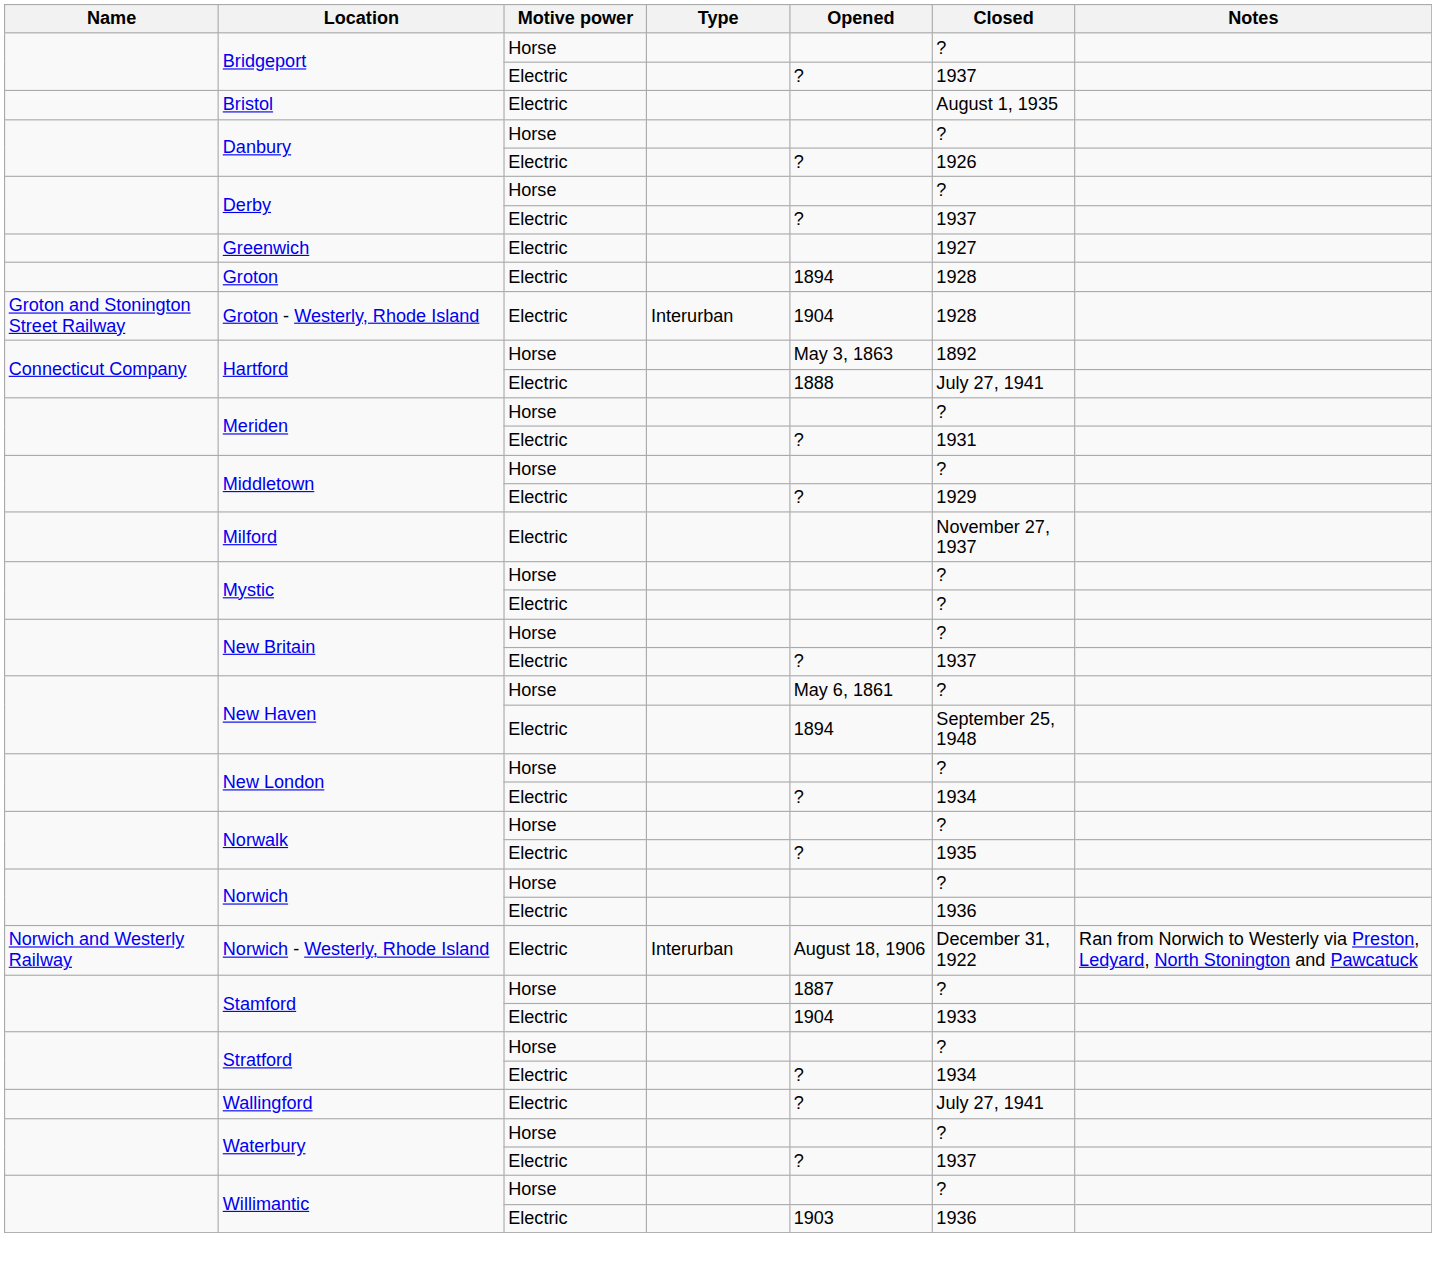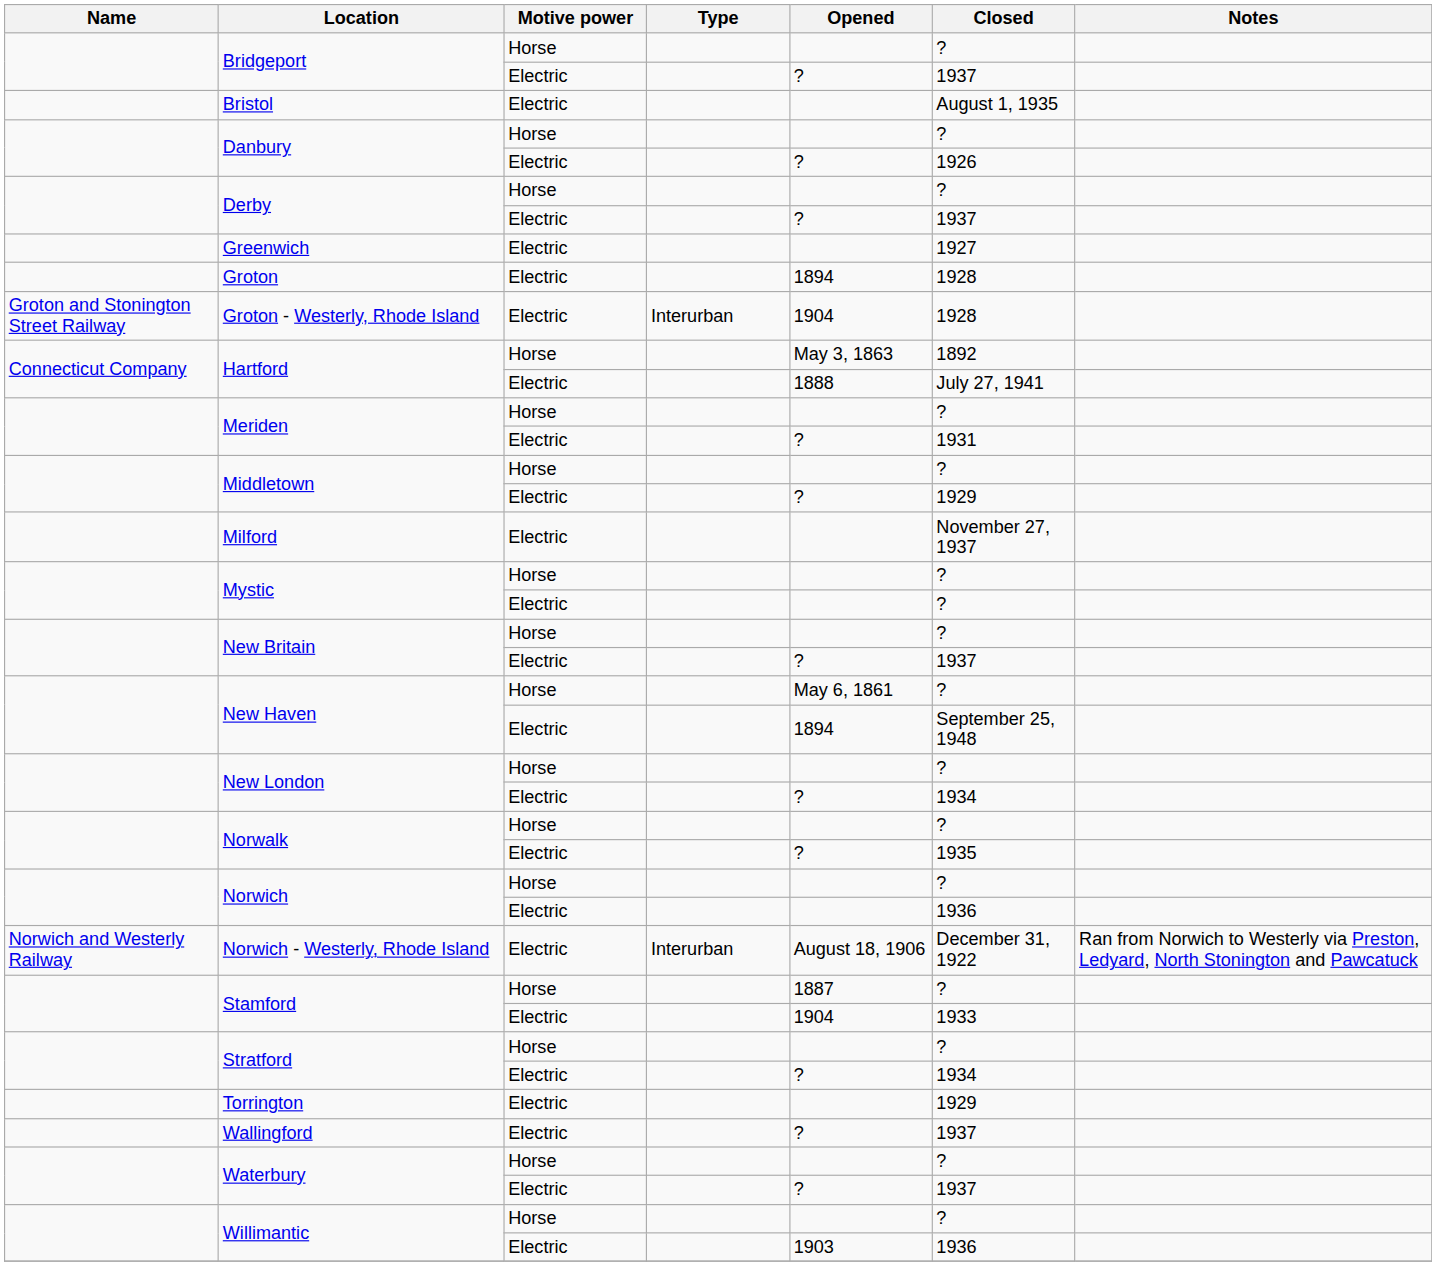+ row: (263, 1103)
(990, 1103) July 27, 1941 -> (956, 1132) 1937
